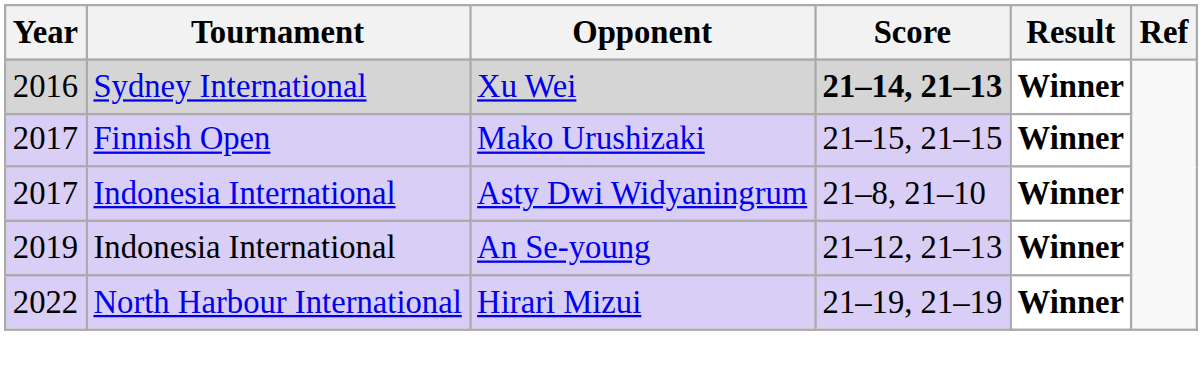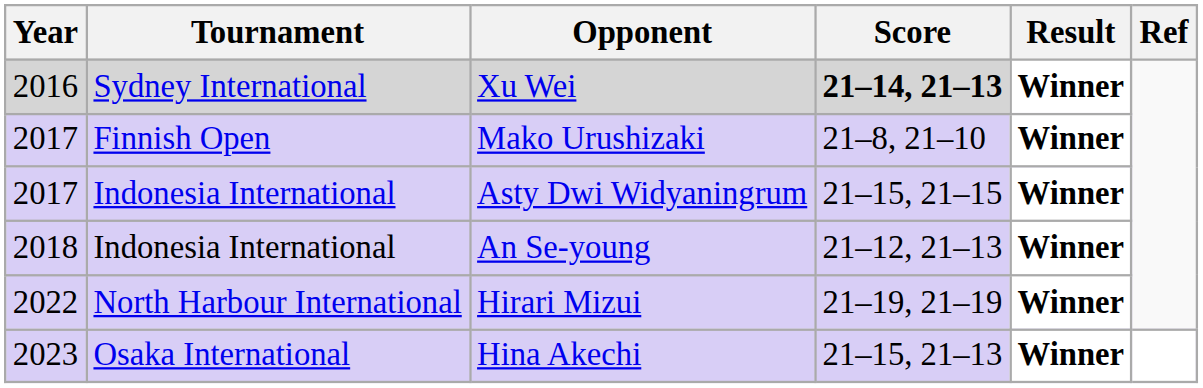(912, 139) 21–15, 21–15 -> (904, 139) 21–8, 21–10
(904, 193) 21–8, 21–10 -> (912, 193) 21–15, 21–15
(45, 247) 2019 -> (45, 247) 2018
+ row: (559, 355)
